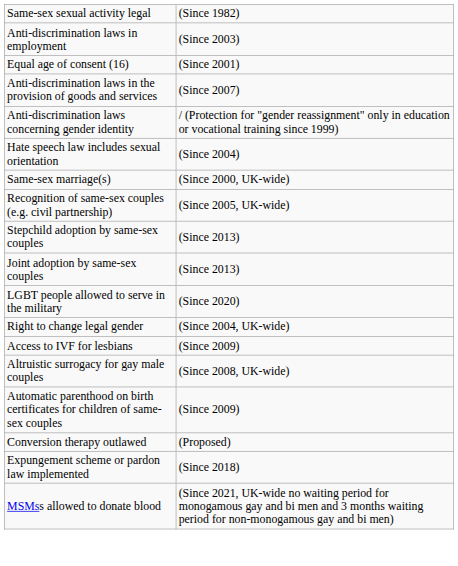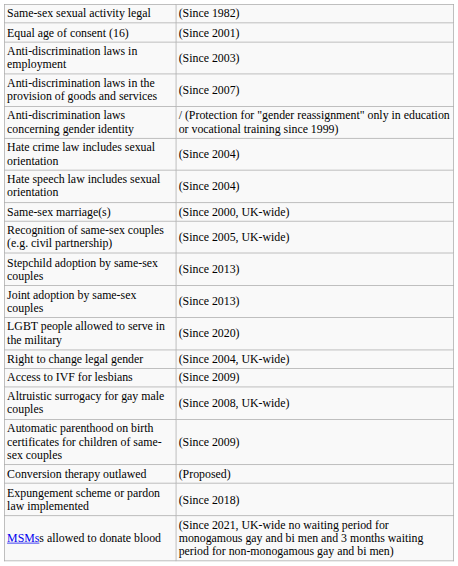rows swapped: (68, 64) <-> (72, 39)
+ row: (81, 154)
